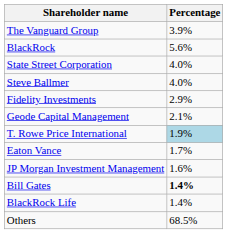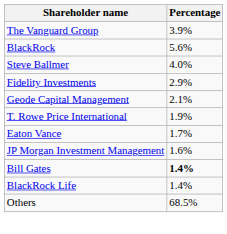- row: (59, 64)
(181, 133) lightblue background -> (181, 116) no background
